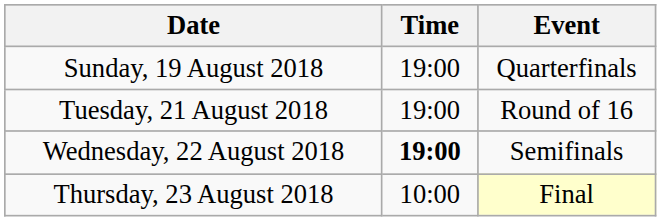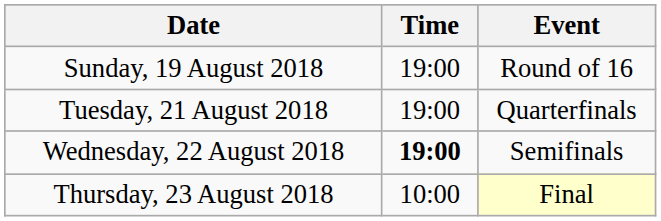(567, 67) Quarterfinals -> (567, 67) Round of 16
(567, 109) Round of 16 -> (567, 109) Quarterfinals
